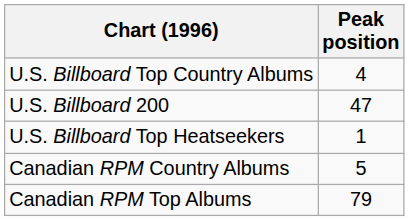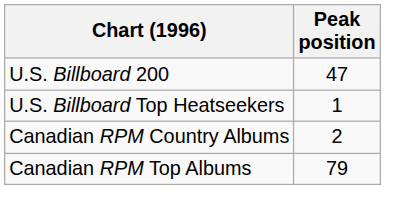- row: (161, 74)
(361, 168) 5 -> (337, 136) 2
